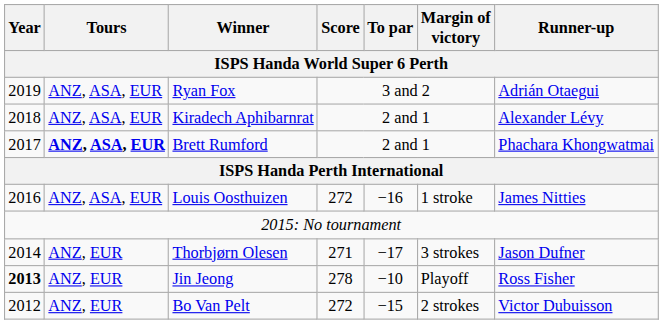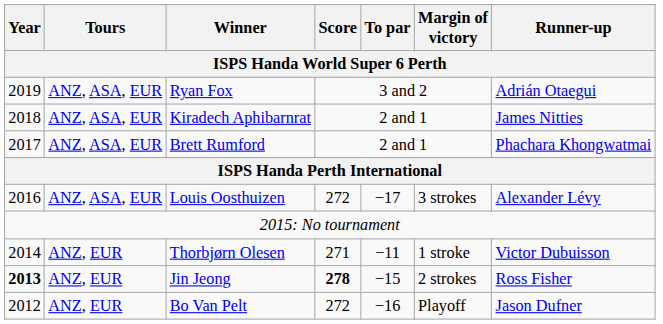(551, 117) Alexander Lévy -> (539, 117) James Nitties
(107, 144) bold -> (105, 144) normal
(390, 198) −16 -> (388, 198) −17
(447, 198) 1 stroke -> (447, 198) 3 strokes
(542, 198) James Nitties -> (548, 198) Alexander Lévy
(390, 251) −17 -> (388, 251) −11
(450, 251) 3 strokes -> (444, 251) 1 stroke
(541, 251) Jason Dufner -> (553, 251) Victor Dubuisson
(341, 278) normal -> (338, 278) bold
(390, 278) −10 -> (388, 278) −15
(445, 278) Playoff -> (447, 278) 2 strokes
(390, 305) −15 -> (388, 305) −16
(450, 305) 2 strokes -> (442, 305) Playoff
(555, 305) Victor Dubuisson -> (539, 305) Jason Dufner
